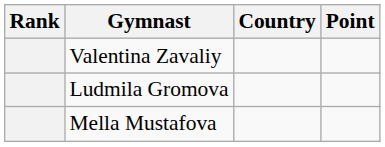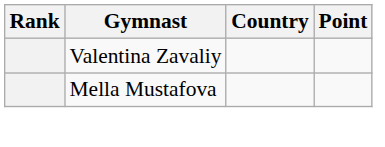- row: (149, 89)
